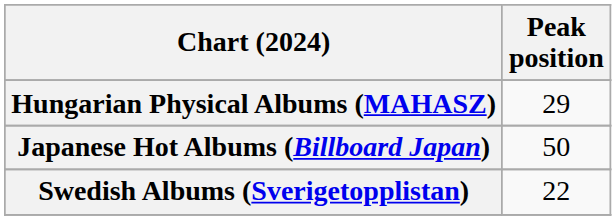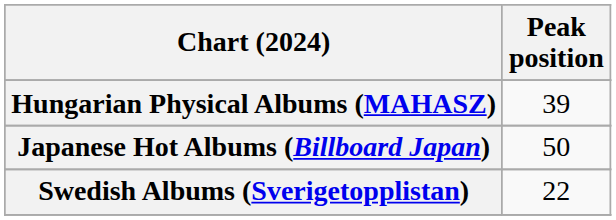(556, 102) 29 -> (556, 102) 39
